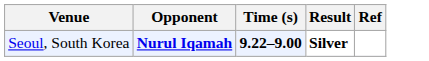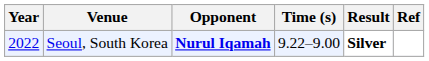+ column: (24, 17)
(271, 43) bold -> (309, 43) normal
